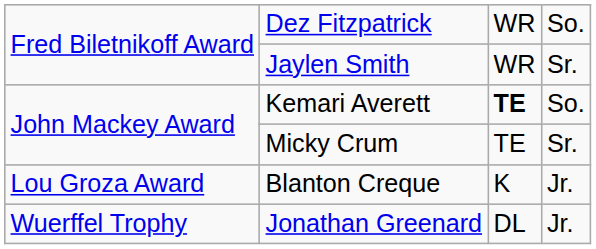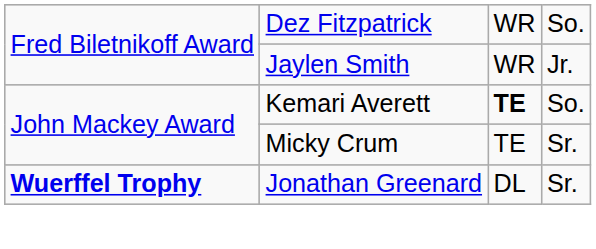(562, 64) Sr. -> (560, 64) Jr.
- row: (353, 183)
(99, 223) normal -> (106, 183) bold
(560, 223) Jr. -> (562, 183) Sr.
